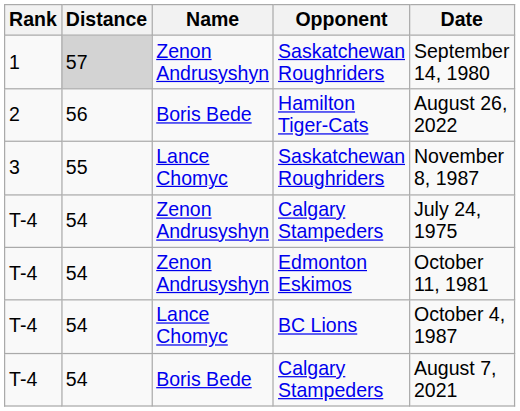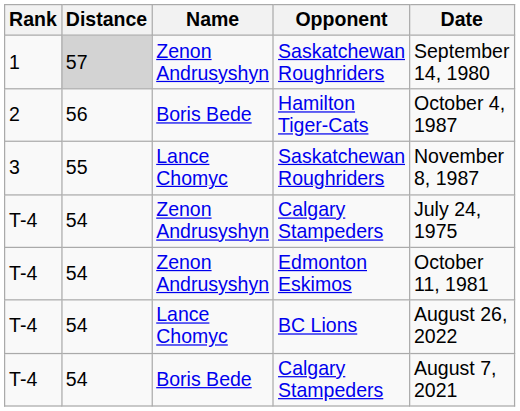(461, 114) August 26, 2022 -> (460, 114) October 4, 1987
(460, 326) October 4, 1987 -> (461, 326) August 26, 2022
